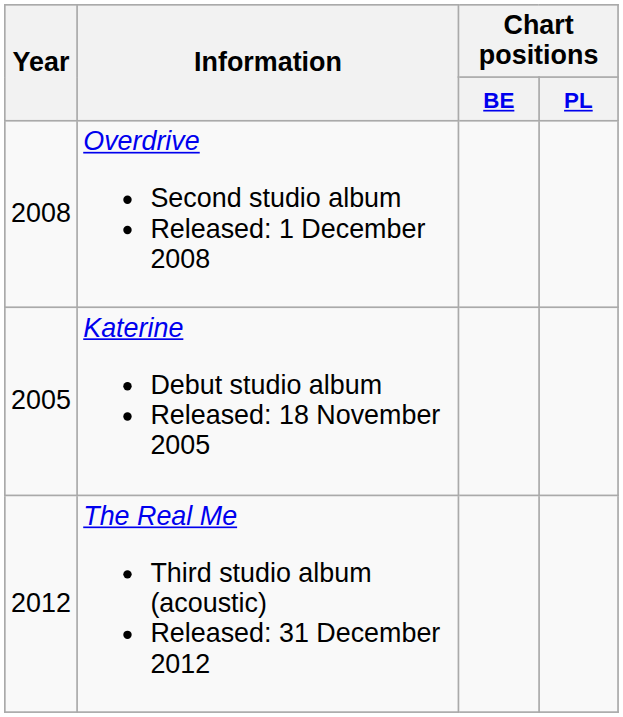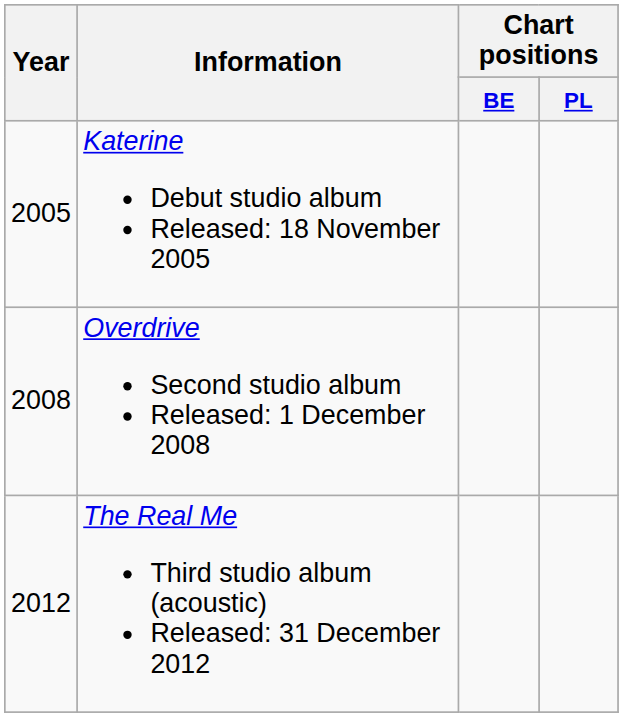rows swapped: (268, 388) <-> (268, 200)
